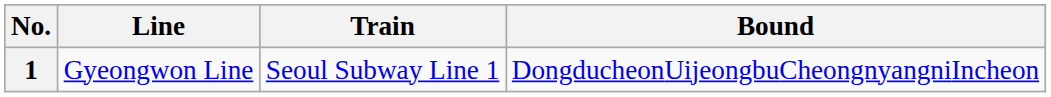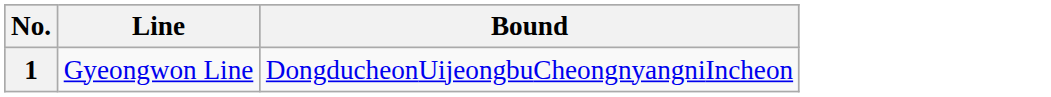- column: (383, 26)
